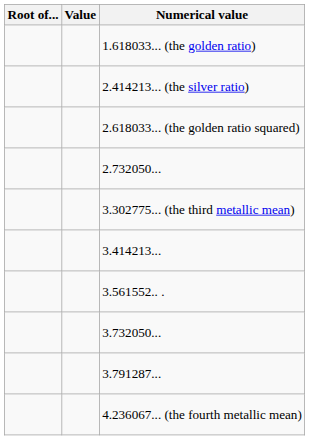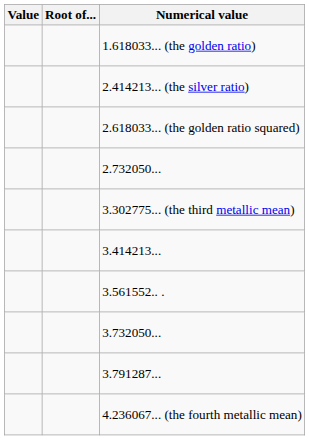columns swapped: (80, 14) <-> (33, 14)
